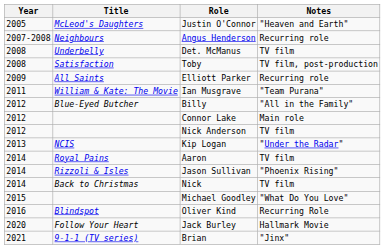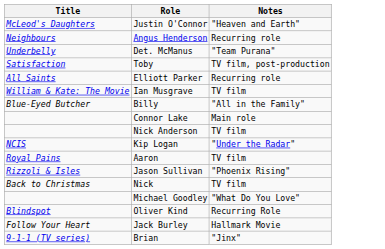- column: (28, 11)
(277, 51) TV film -> (243, 51) "Team Purana"
(292, 91) "Team Purana" -> (229, 91) TV film
